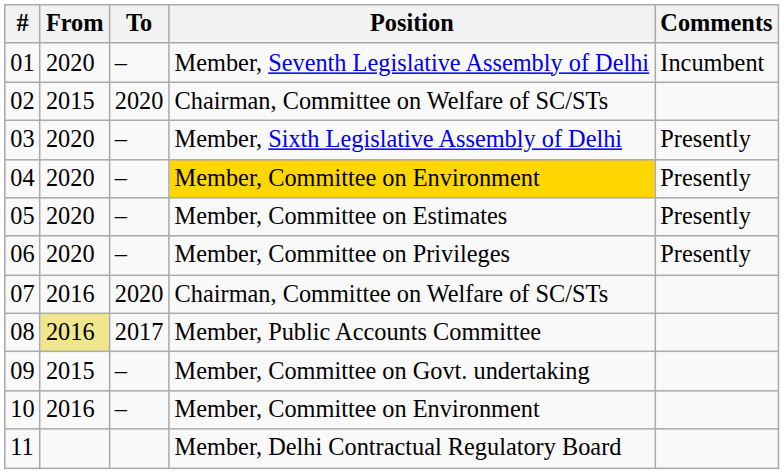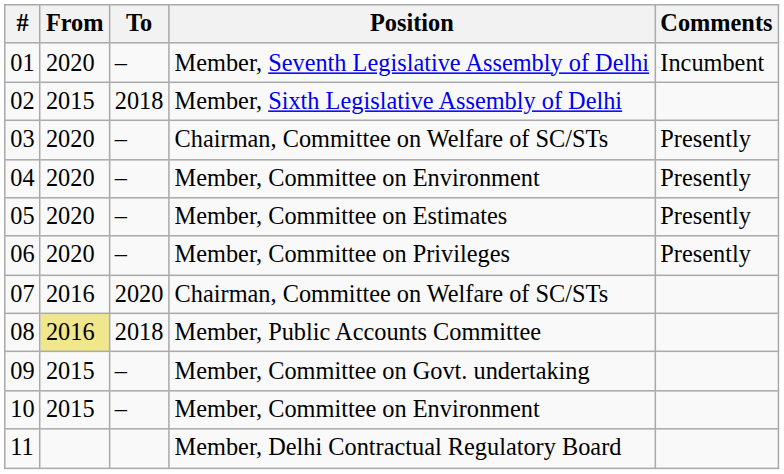(139, 100) 2020 -> (139, 100) 2018
(391, 100) Chairman, Committee on Welfare of SC/STs -> (398, 100) Member, Sixth Legislative Assembly of Delhi
(398, 139) Member, Sixth Legislative Assembly of Delhi -> (391, 139) Chairman, Committee on Welfare of SC/STs
(357, 178) gold background -> (357, 178) no background
(139, 332) 2017 -> (139, 332) 2018
(70, 409) 2016 -> (70, 409) 2015
